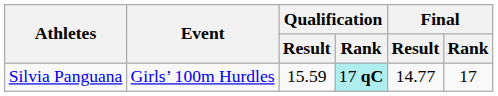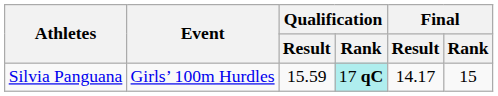(415, 77) 14.77 -> (415, 77) 14.17
(468, 77) 17 -> (468, 77) 15
